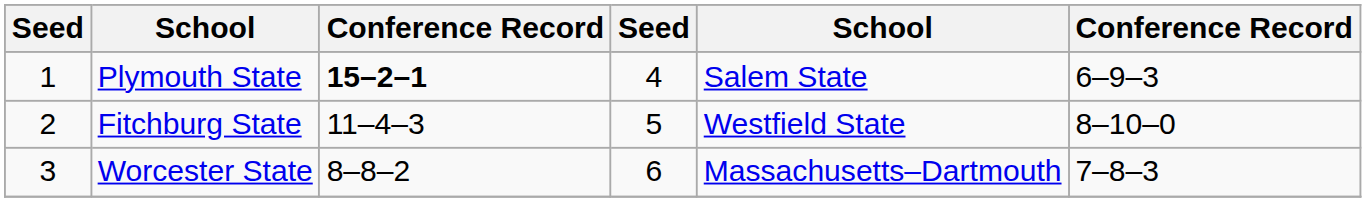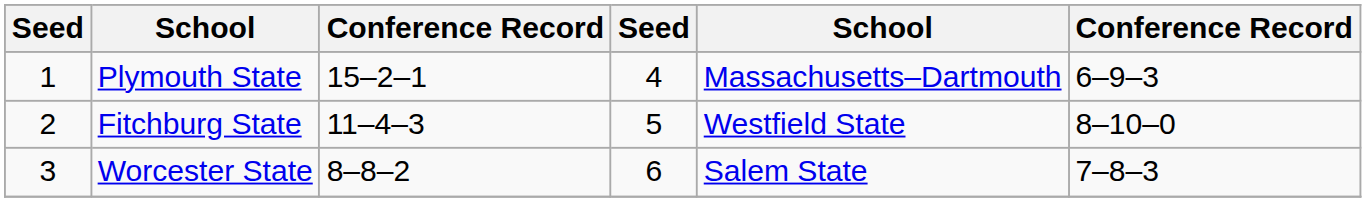(377, 76) bold -> (377, 76) normal
(786, 76) Salem State -> (883, 76) Massachusetts–Dartmouth
(883, 171) Massachusetts–Dartmouth -> (786, 171) Salem State
